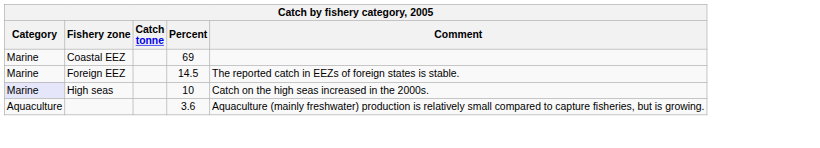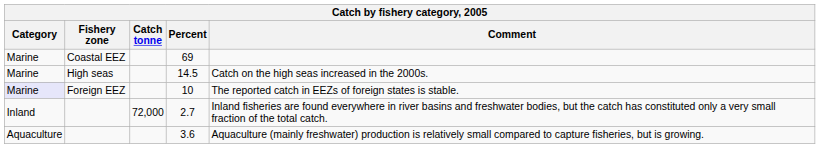(96, 73) Foreign EEZ -> (90, 73) High seas
(336, 73) The reported catch in EEZs of foreign states is stable. -> (320, 73) Catch on the high seas increased in the 2000s.
(90, 90) High seas -> (96, 90) Foreign EEZ
(320, 90) Catch on the high seas increased in the 2000s. -> (335, 90) The reported catch in EEZs of foreign states is stable.
+ row: (188, 112)
